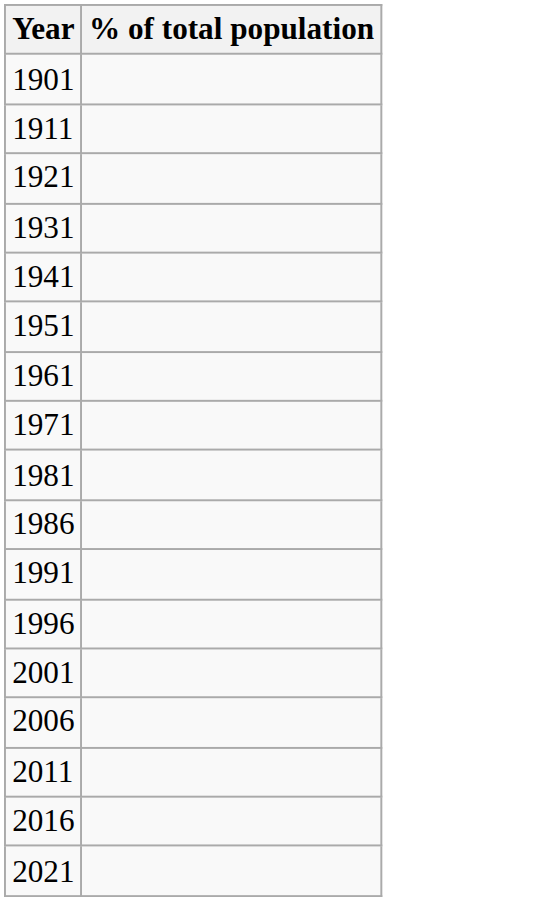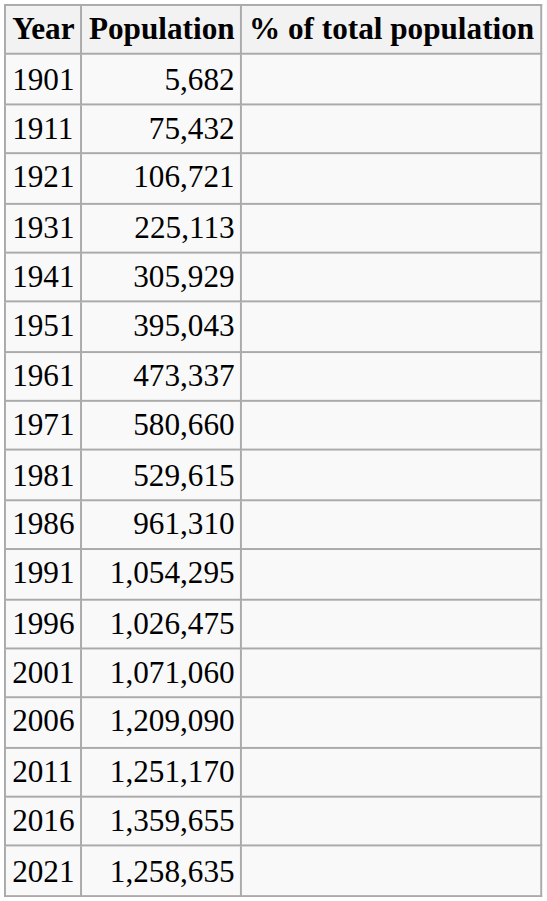+ column: (162, 29)
